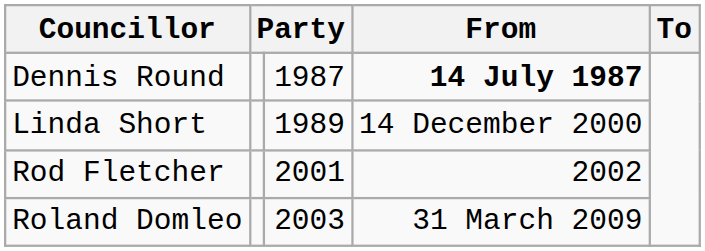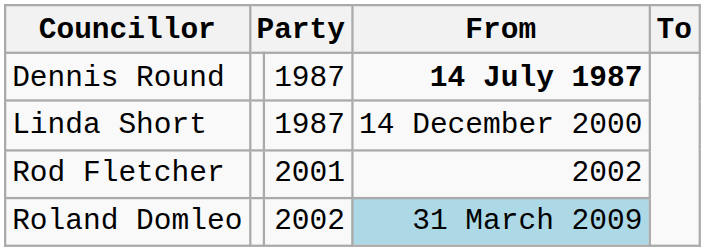(310, 125) 1989 -> (310, 125) 1987
(310, 222) 2003 -> (310, 222) 2002
(527, 222) no background -> (527, 222) lightblue background
